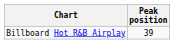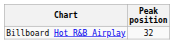(148, 33) 39 -> (148, 33) 32
